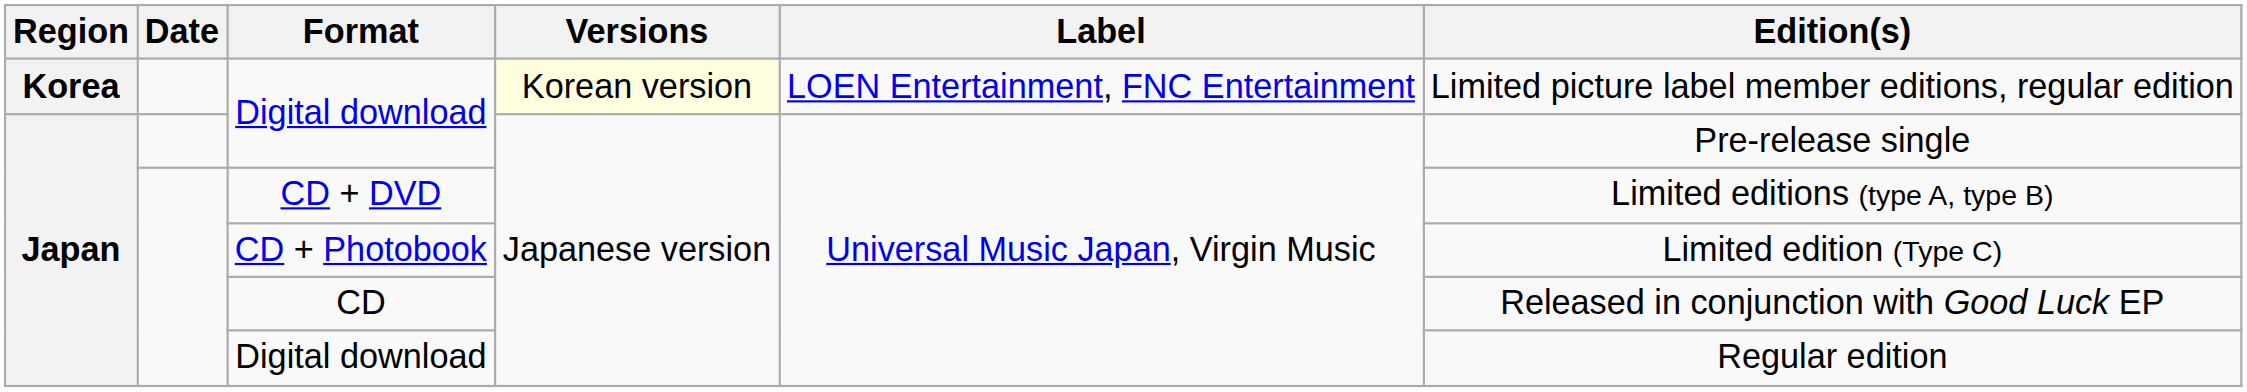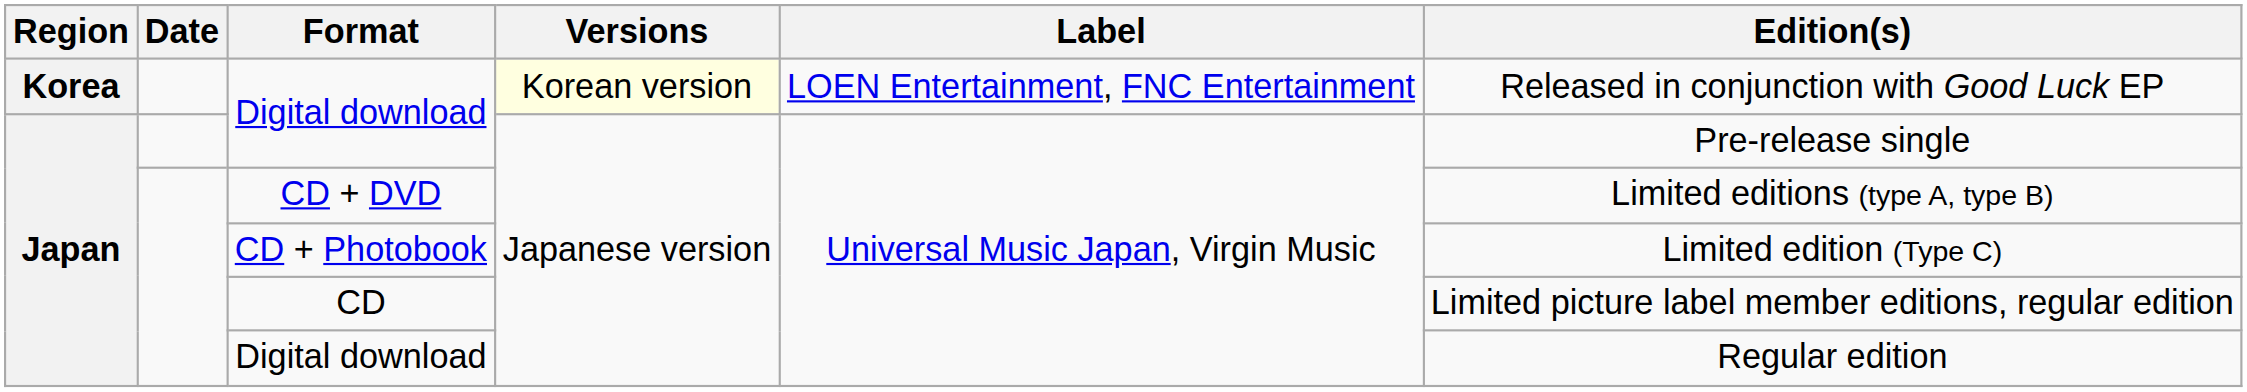(1832, 85) Limited picture label member editions, regular edition -> (1832, 85) Released in conjunction with Good Luck EP
(1832, 303) Released in conjunction with Good Luck EP -> (1832, 303) Limited picture label member editions, regular edition
